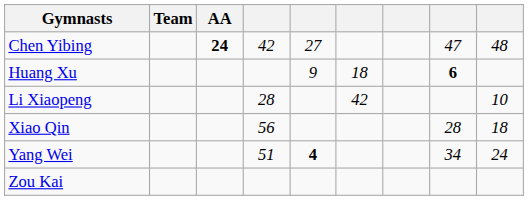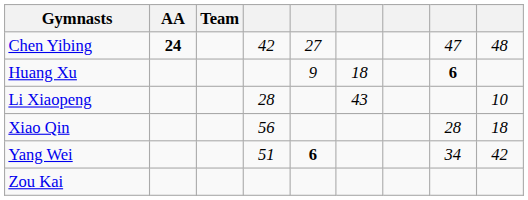columns swapped: (173, 18) <-> (220, 18)
(360, 100) 42 -> (360, 100) 43
(313, 154) 4 -> (313, 154) 6
(499, 154) 24 -> (499, 154) 42
